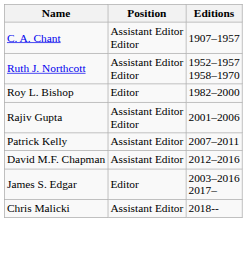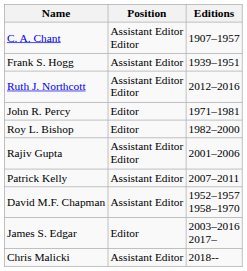+ row: (40, 62)
(214, 68) 1952–1957 1958–1970 -> (214, 86) 2012–2016
+ row: (39, 111)
(214, 159) 2012–2016 -> (214, 202) 1952–1957 1958–1970
